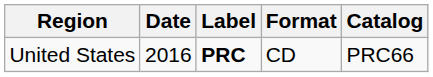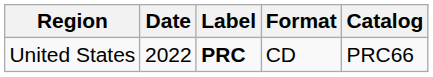(168, 54) 2016 -> (168, 54) 2022
